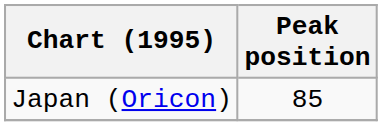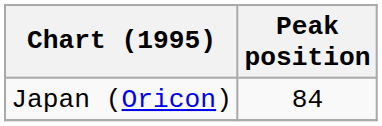(307, 100) 85 -> (307, 100) 84
